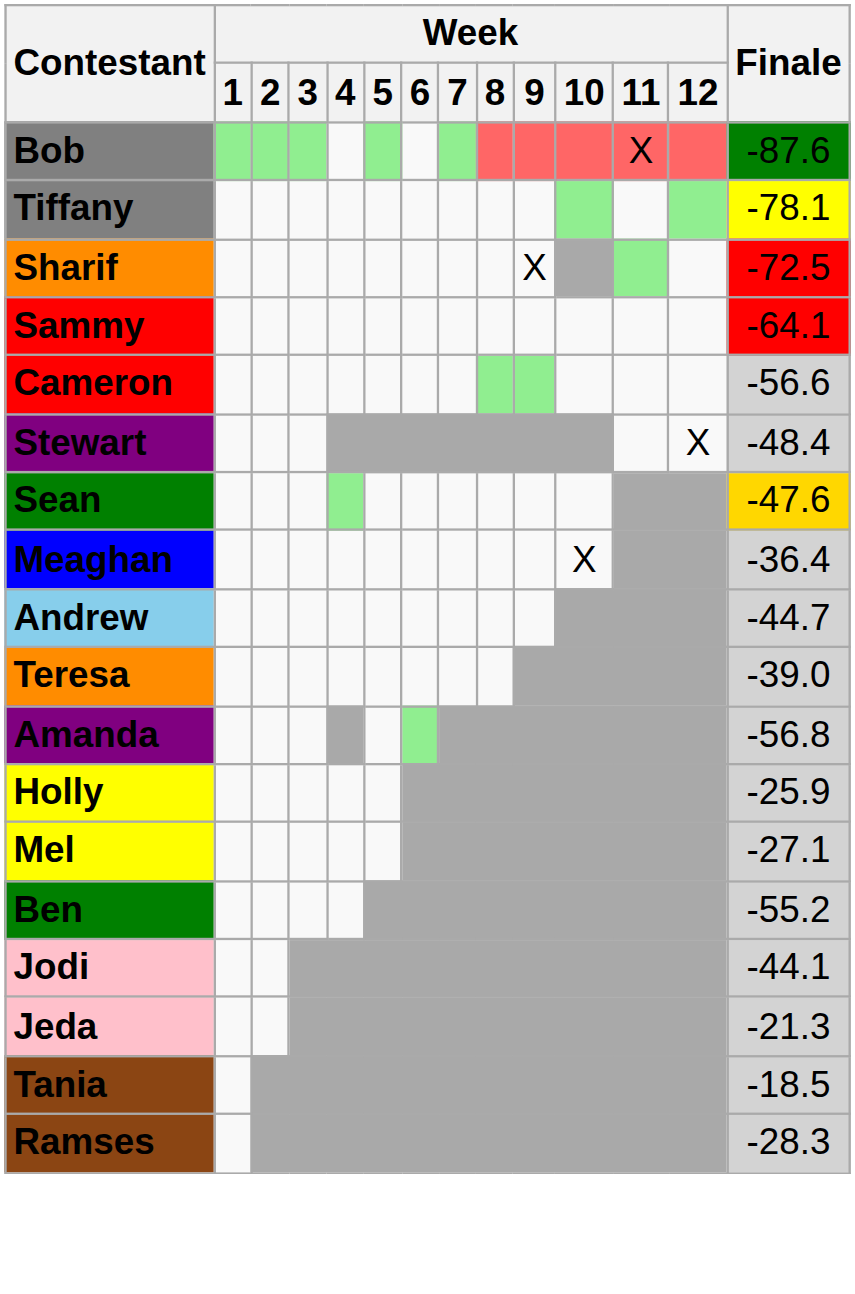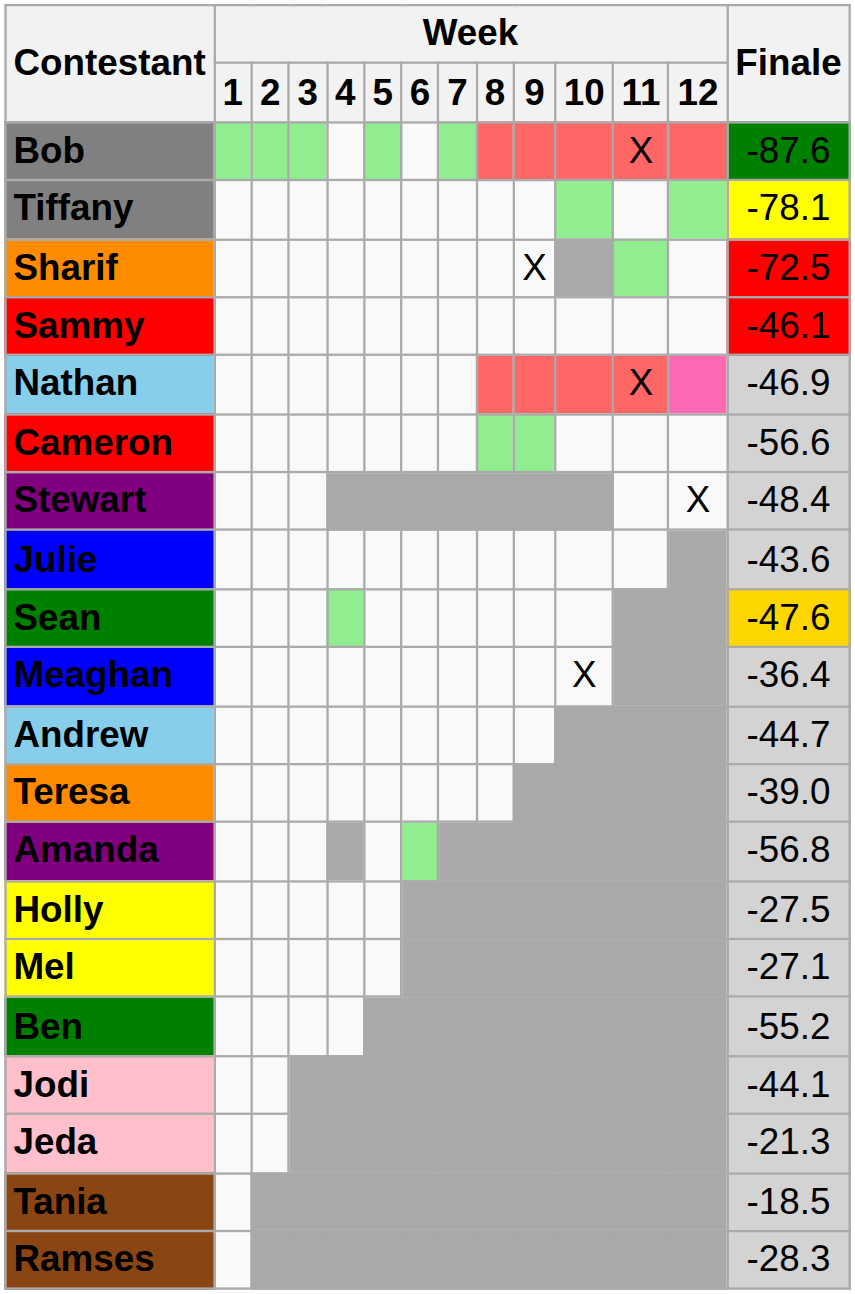(789, 325) -64.1 -> (789, 325) -46.1
+ row: (76, 383)
+ row: (55, 558)
(789, 792) -25.9 -> (789, 909) -27.5
